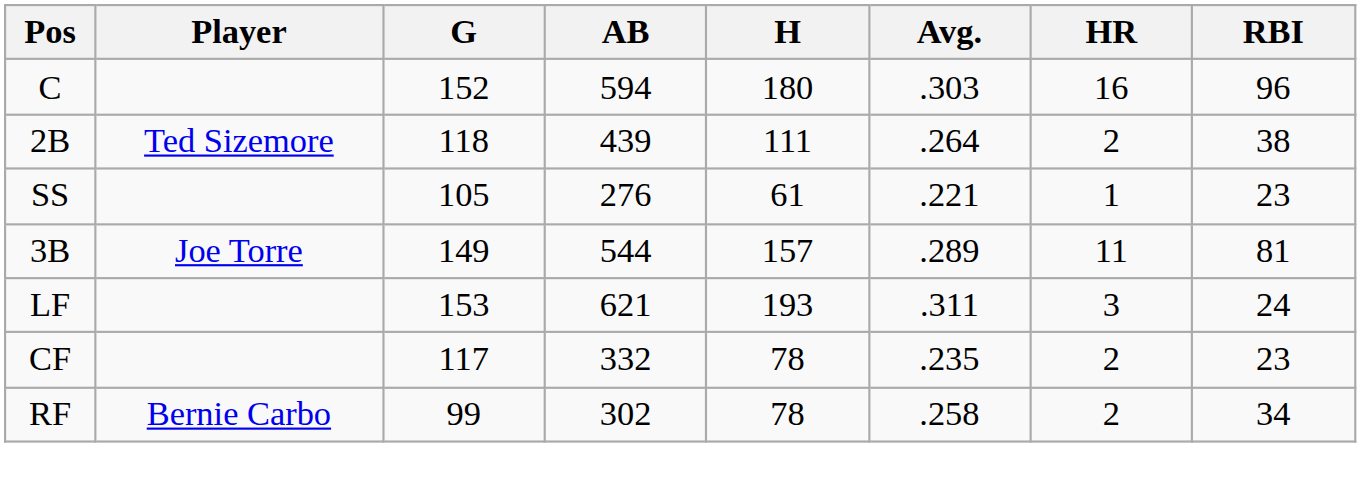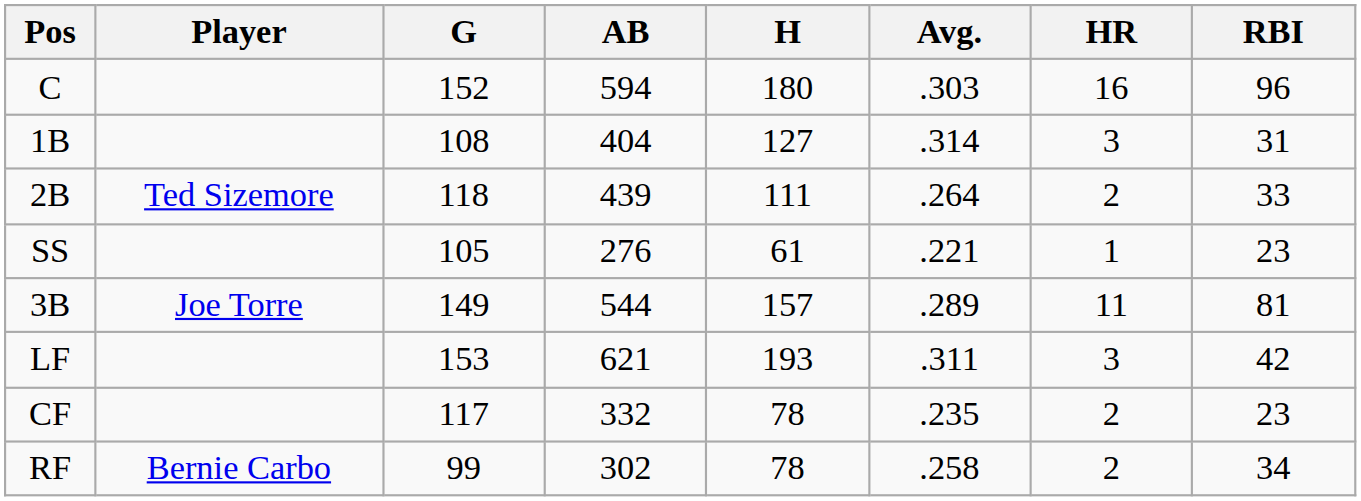+ row: (50, 140)
(1273, 140) 38 -> (1273, 195) 33
(1273, 304) 24 -> (1273, 359) 42
